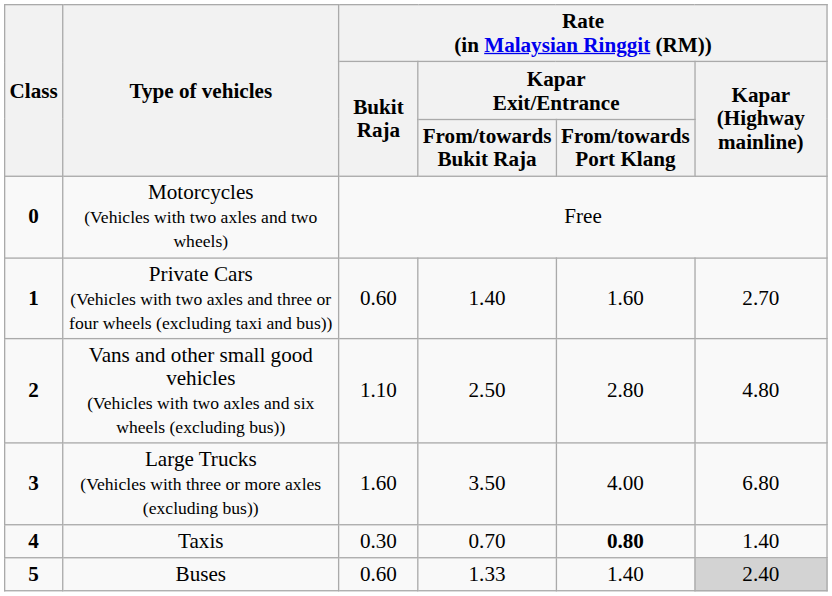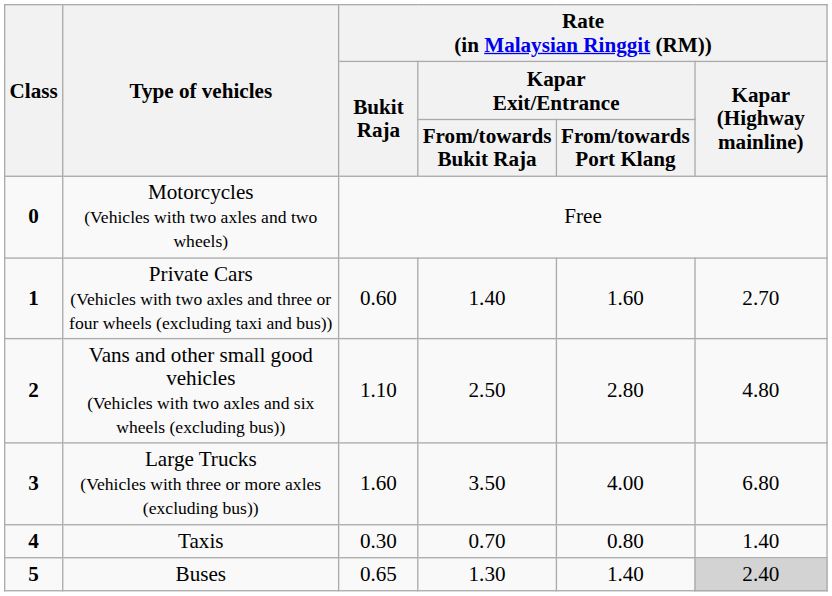(625, 540) bold -> (625, 540) normal
(378, 574) 0.60 -> (378, 574) 0.65
(487, 574) 1.33 -> (487, 574) 1.30
